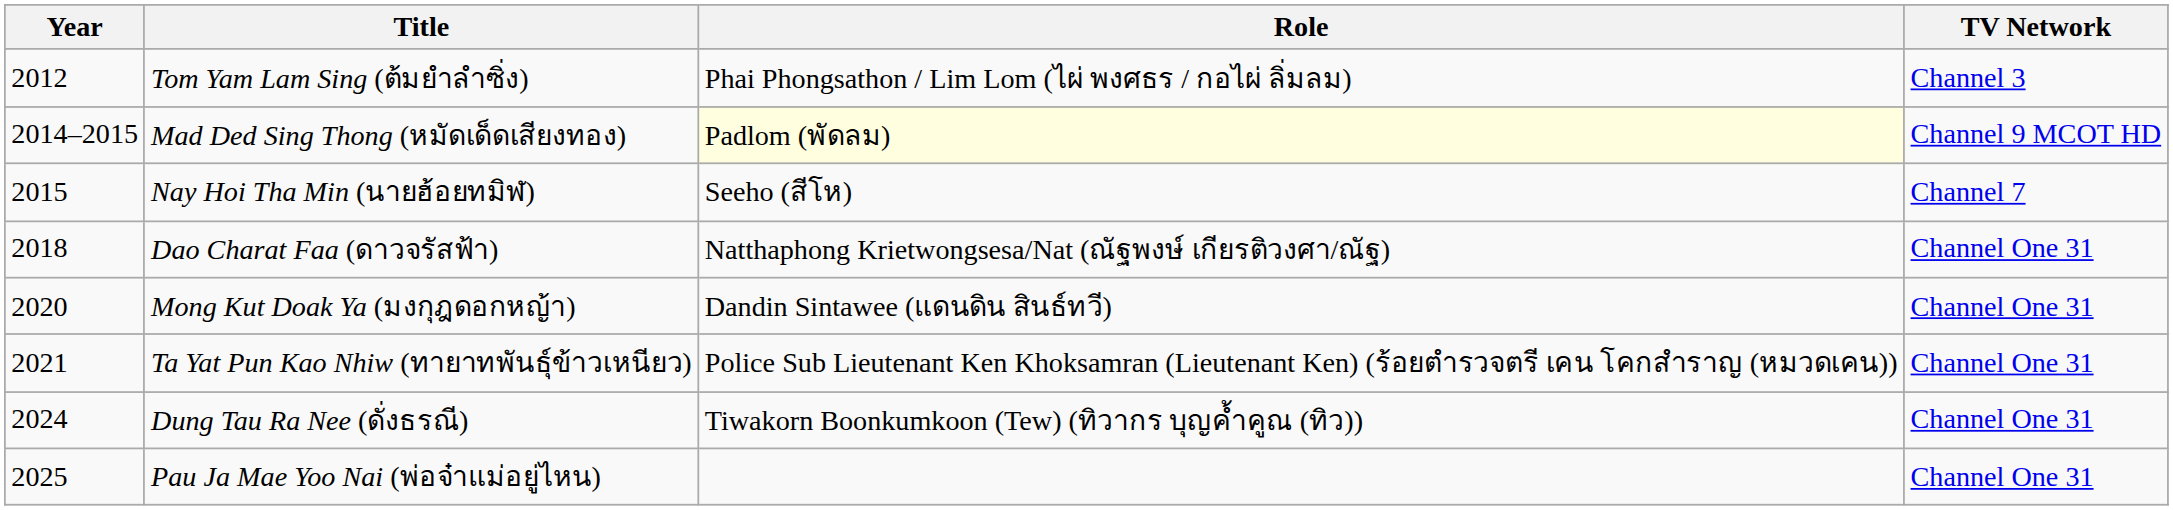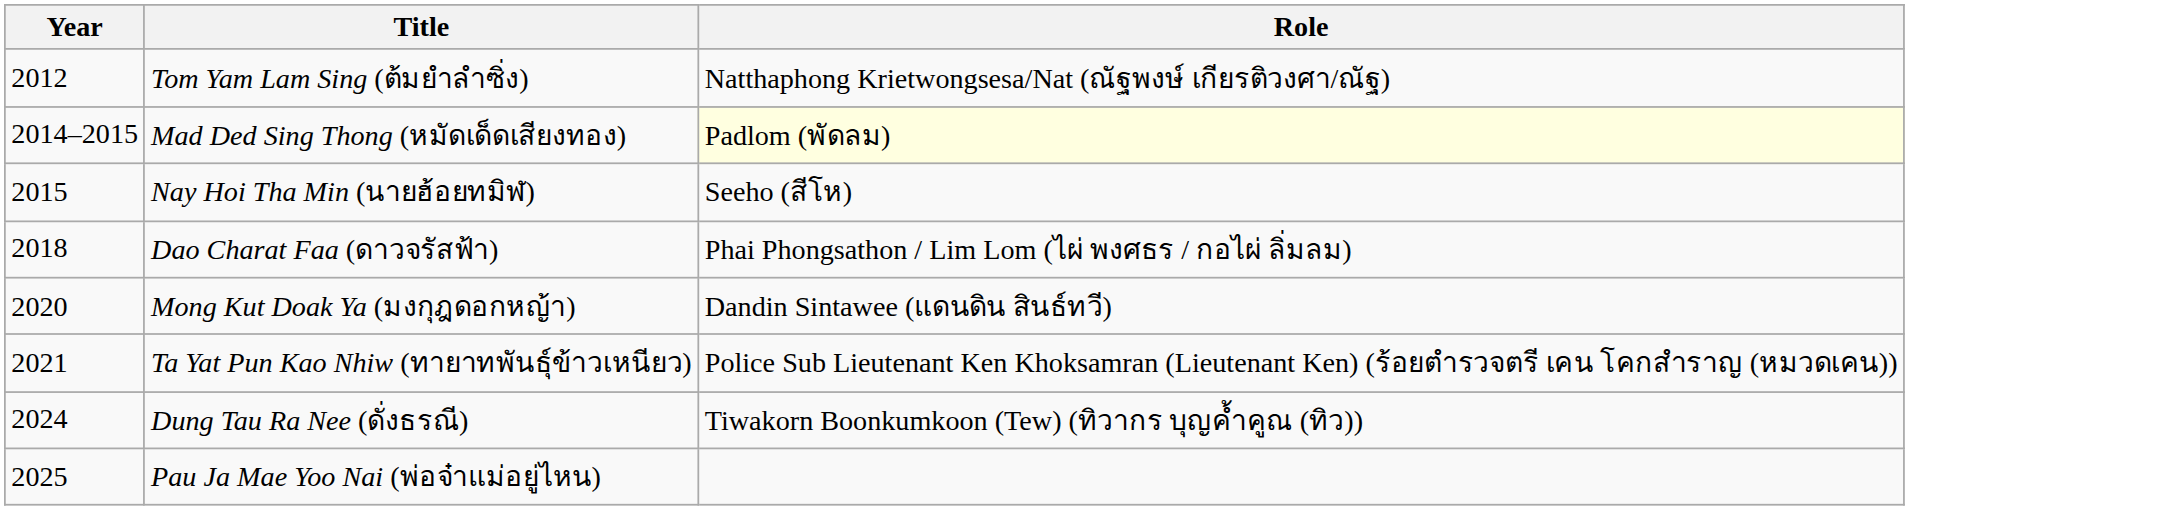- column: (2036, 26)
(1028, 78) Phai Phongsathon / Lim Lom (ไผ่ พงศธร / กอไผ่ ลิ่มลม) -> (1047, 78) Natthaphong Krietwongsesa/Nat (ณัฐพงษ์ เกียรติวงศา/ณัฐ)
(1047, 249) Natthaphong Krietwongsesa/Nat (ณัฐพงษ์ เกียรติวงศา/ณัฐ) -> (1028, 249) Phai Phongsathon / Lim Lom (ไผ่ พงศธร / กอไผ่ ลิ่มลม)
